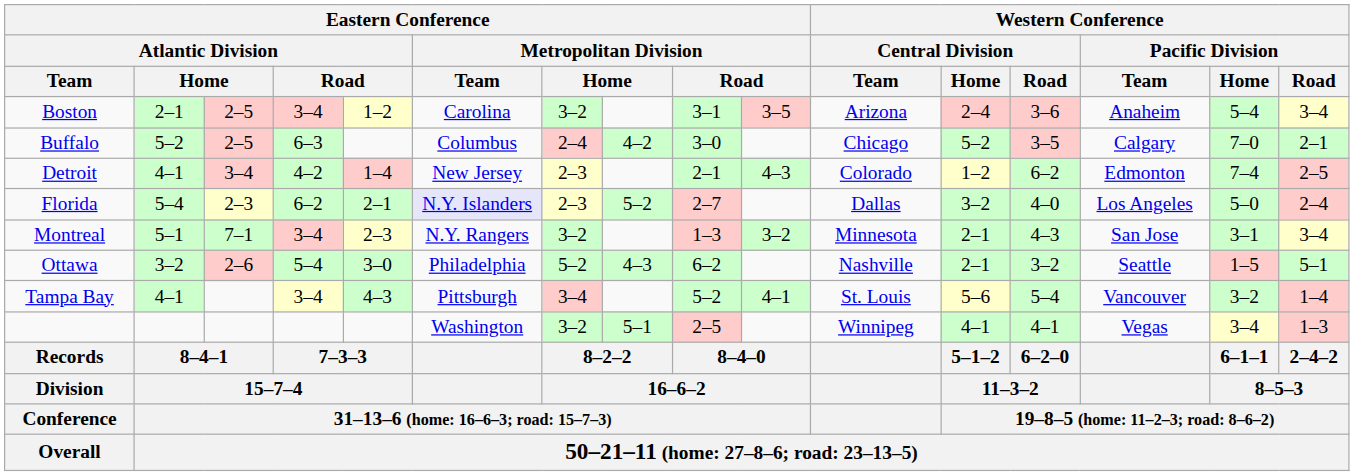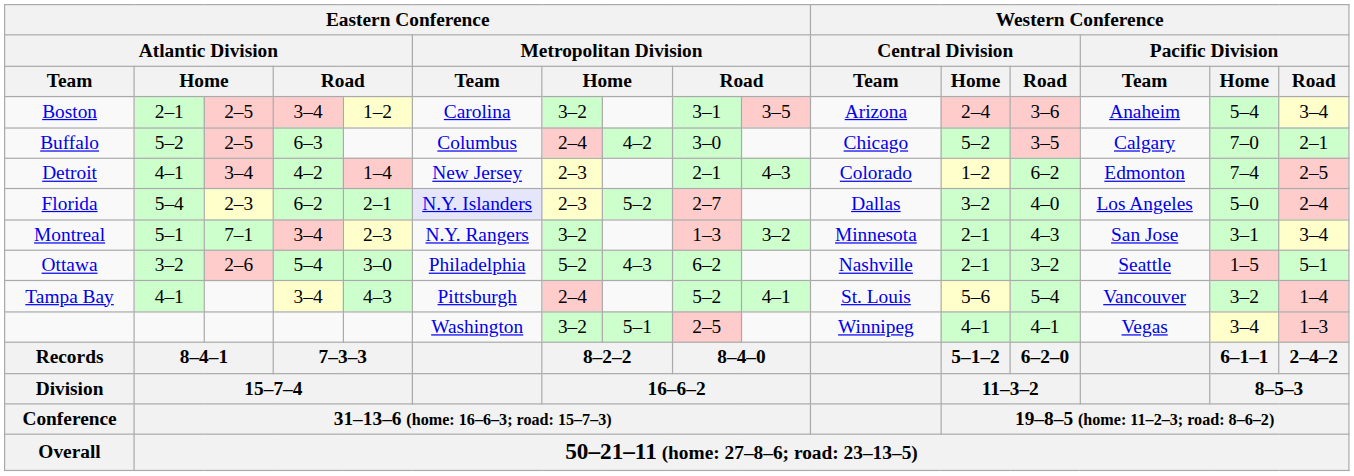(572, 296) 3–4 -> (572, 296) 2–4
